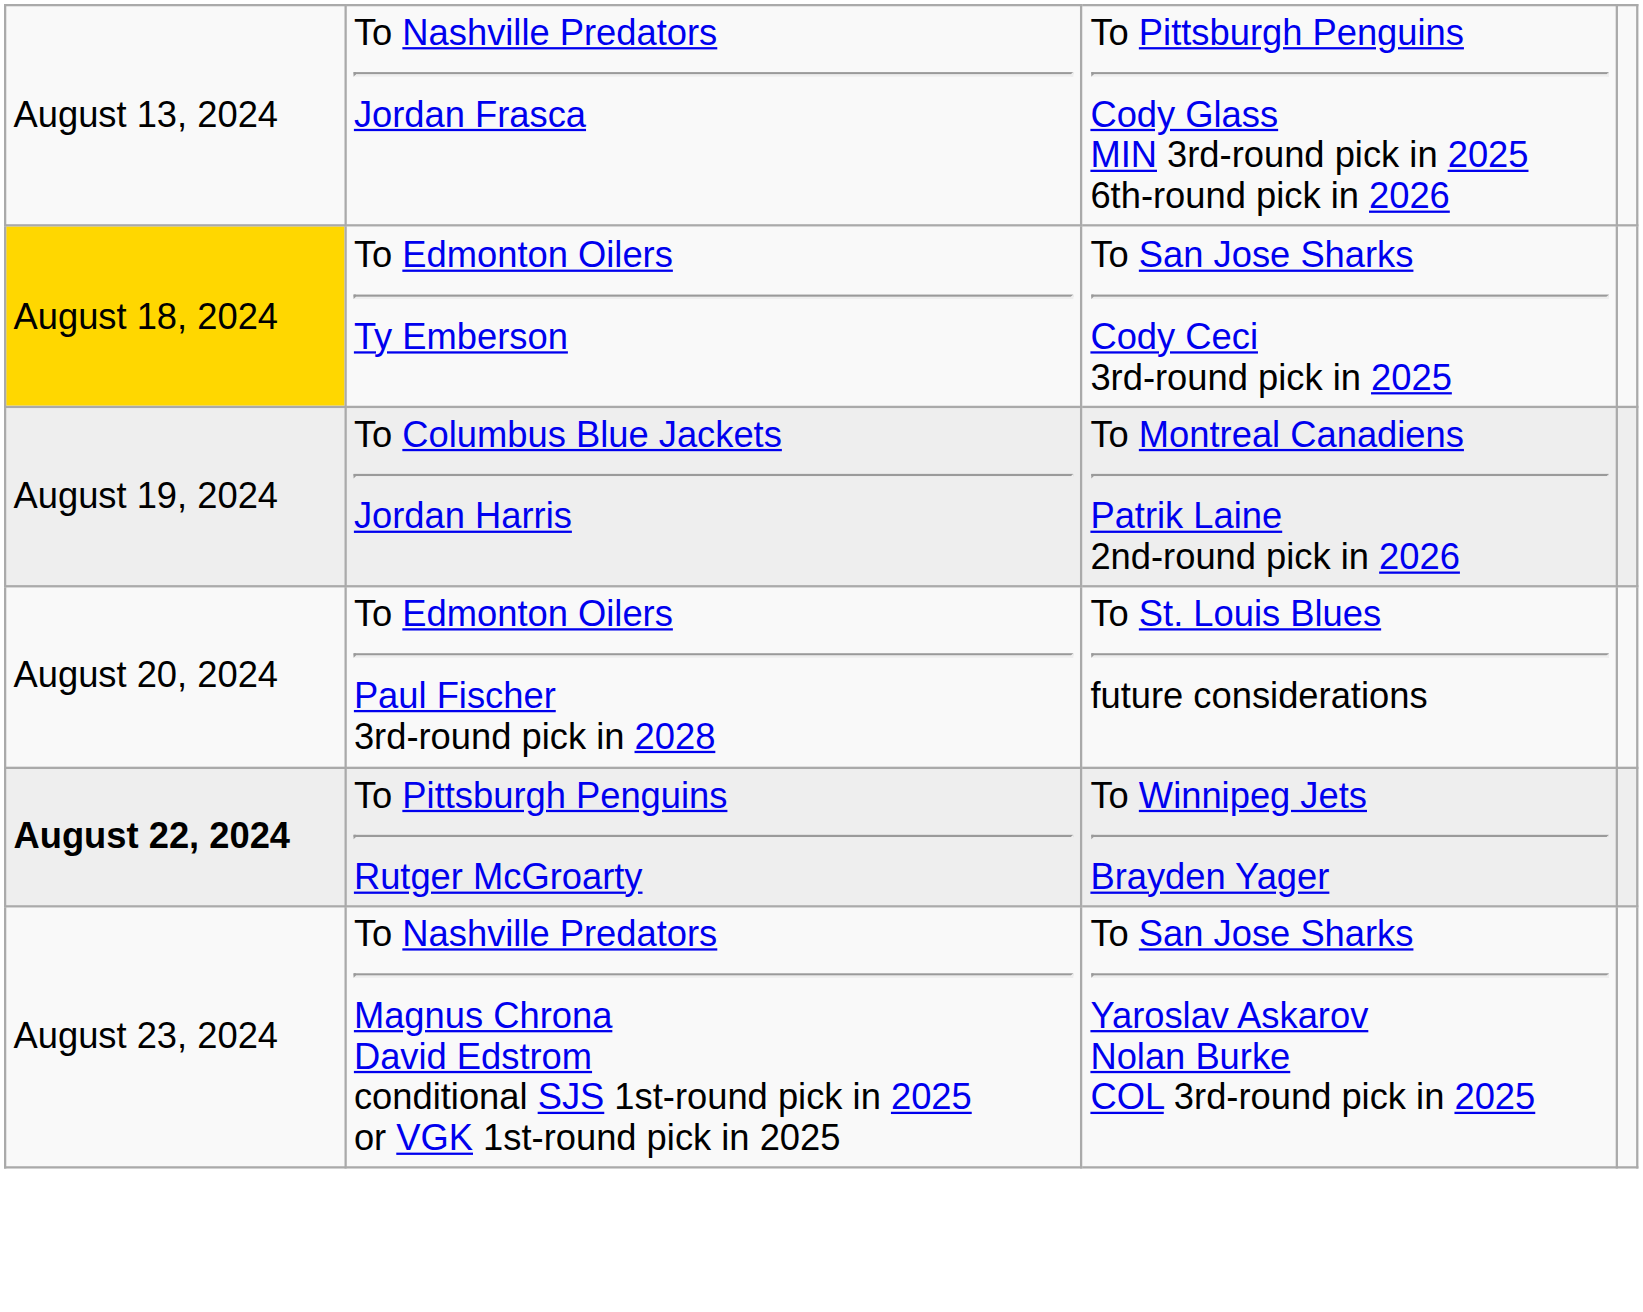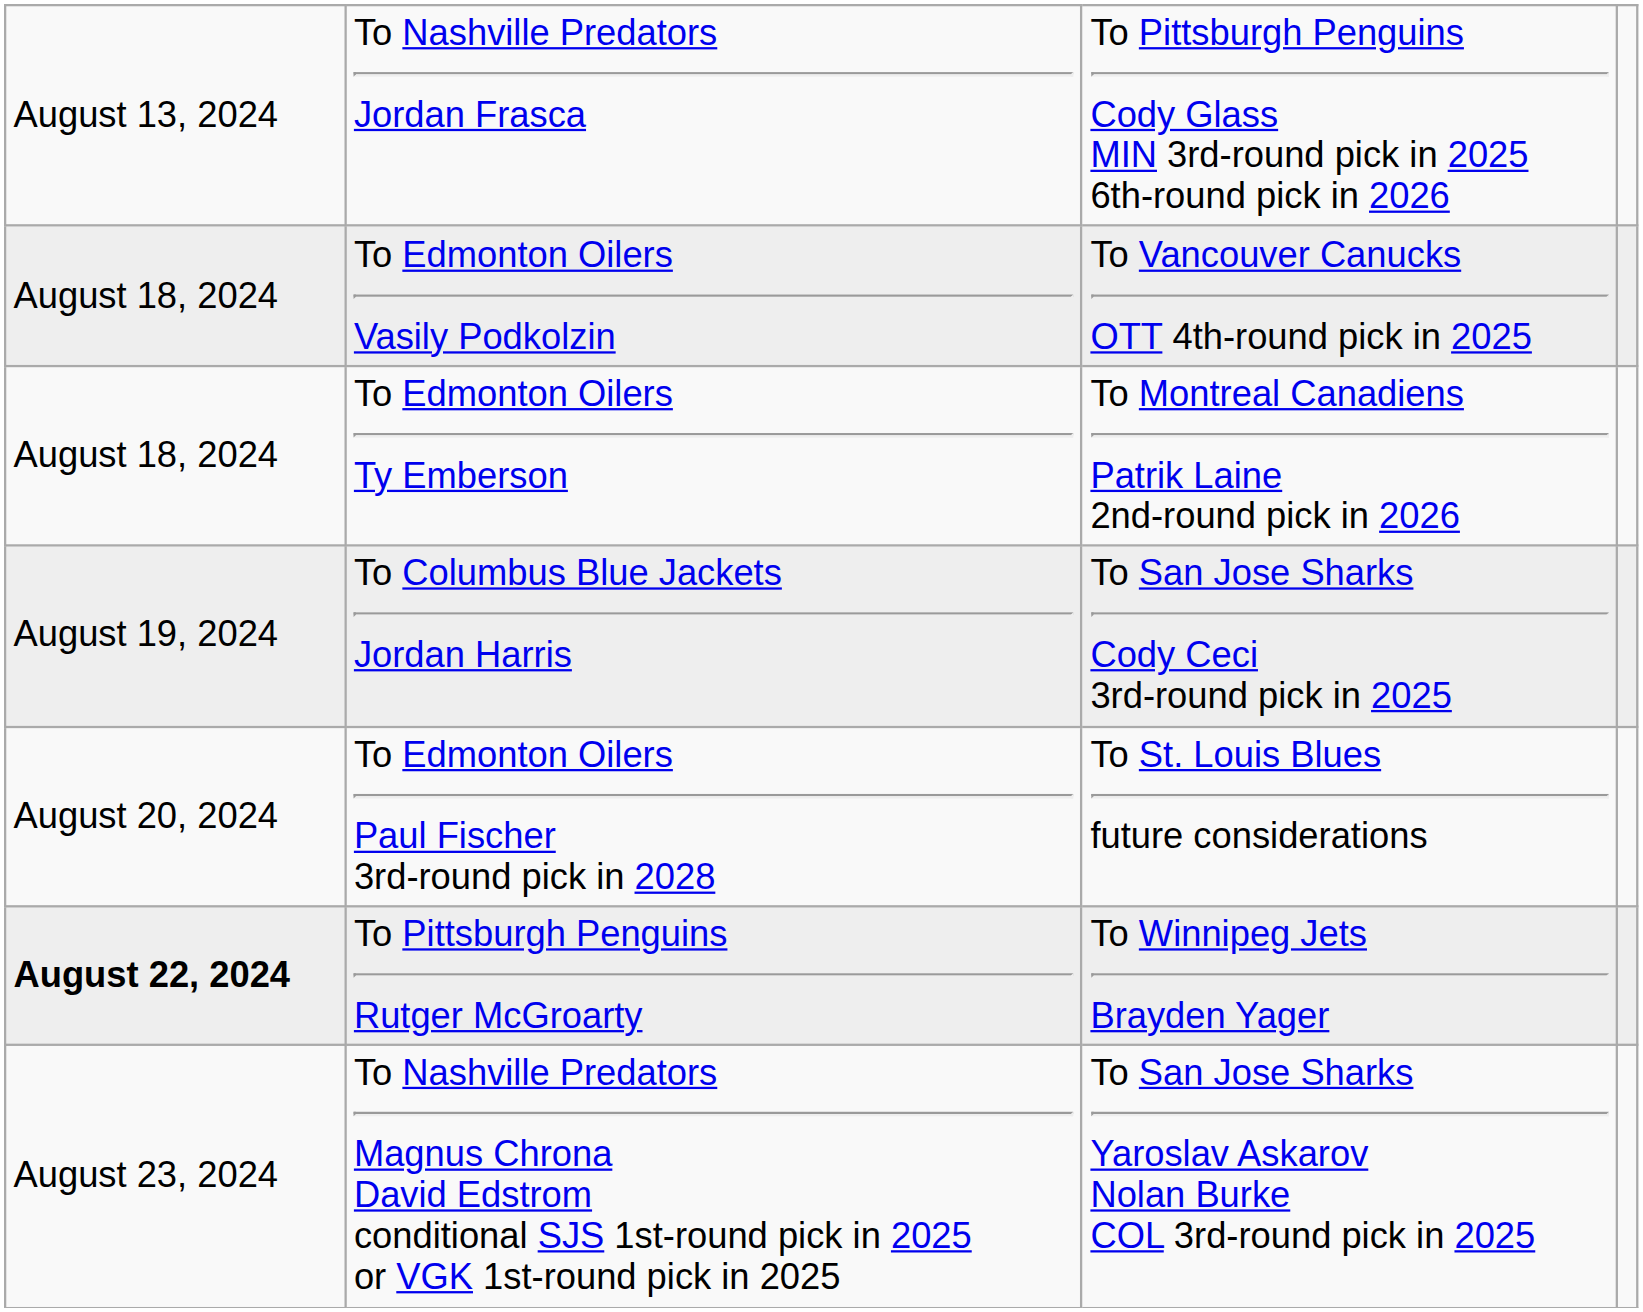+ row: (714, 295)
(146, 315) gold background -> (146, 454) no background
(1350, 315) To San Jose Sharks Cody Ceci 3rd-round pick in 2025 -> (1350, 454) To Montreal Canadiens Patrik Laine 2nd-round pick in 2026
(1350, 495) To Montreal Canadiens Patrik Laine 2nd-round pick in 2026 -> (1350, 635) To San Jose Sharks Cody Ceci 3rd-round pick in 2025
